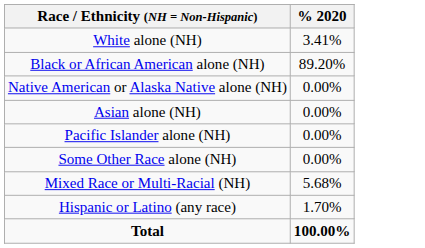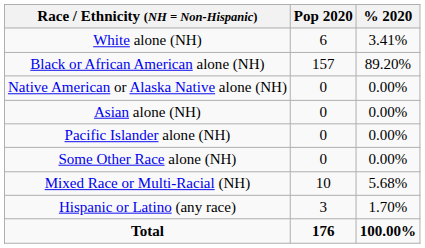+ column: (323, 16)
